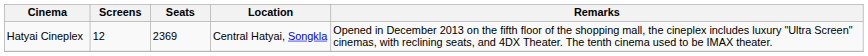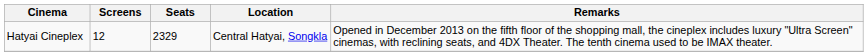(165, 36) 2369 -> (165, 36) 2329
